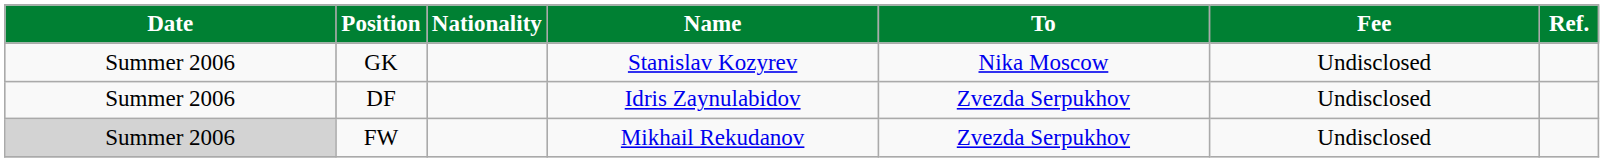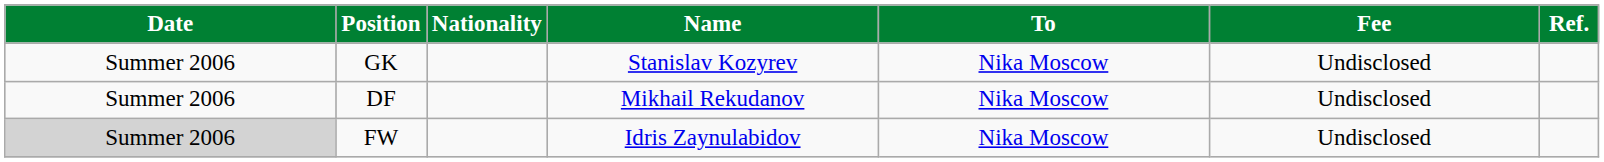(713, 99) Idris Zaynulabidov -> (713, 99) Mikhail Rekudanov
(1043, 99) Zvezda Serpukhov -> (1043, 99) Nika Moscow
(713, 137) Mikhail Rekudanov -> (713, 137) Idris Zaynulabidov
(1043, 137) Zvezda Serpukhov -> (1043, 137) Nika Moscow
